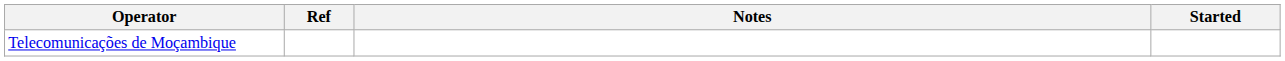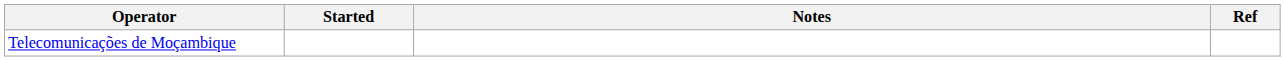columns swapped: (1215, 17) <-> (319, 17)
